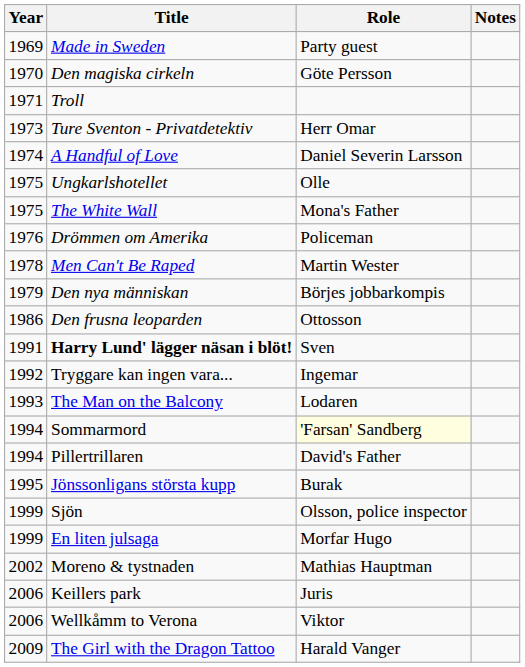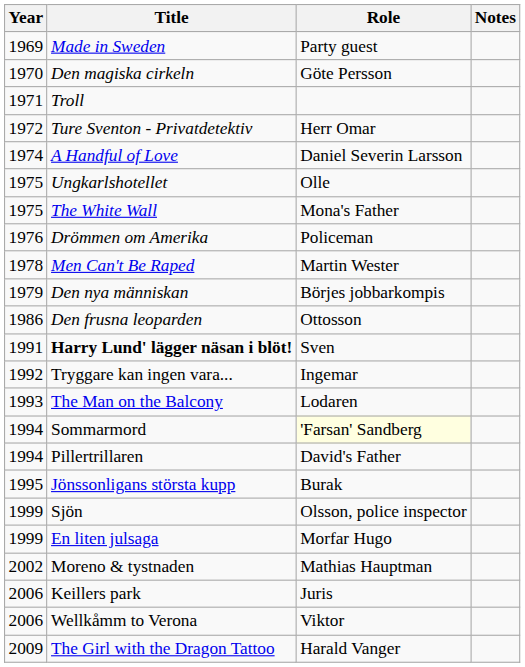(26, 127) 1973 -> (26, 127) 1972
